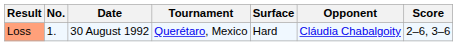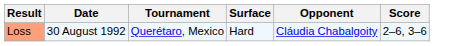- column: (56, 13)
